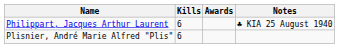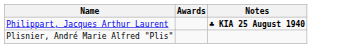- column: (189, 11)
(285, 24) normal -> (257, 24) bold
